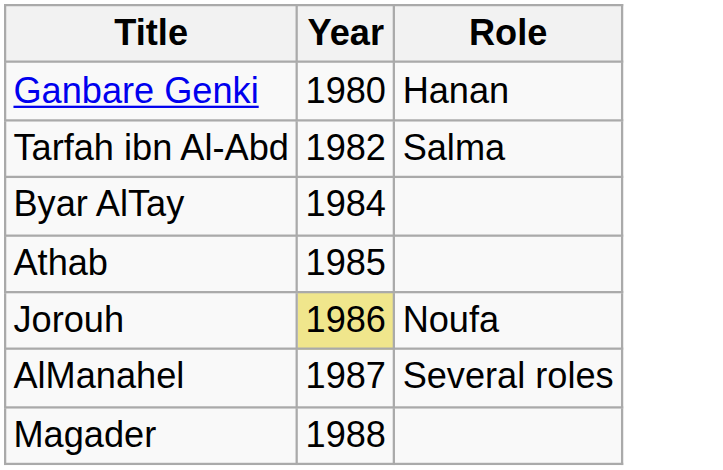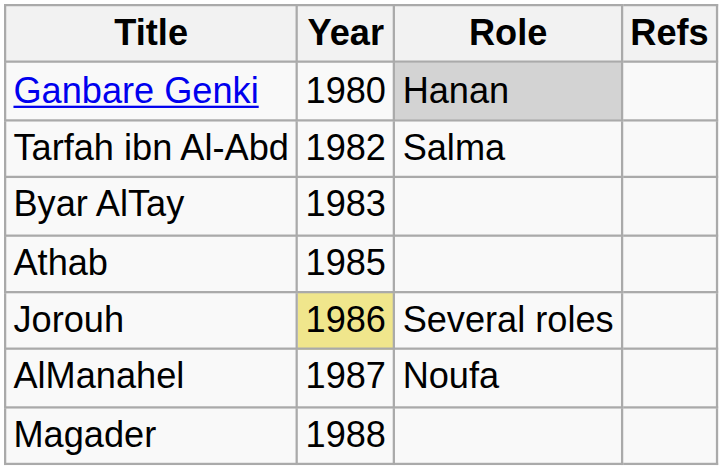+ column: (670, 33)
(456, 90) no background -> (456, 90) lightgrey background
(346, 205) 1984 -> (346, 205) 1983
(451, 319) Noufa -> (508, 319) Several roles
(508, 377) Several roles -> (451, 377) Noufa
